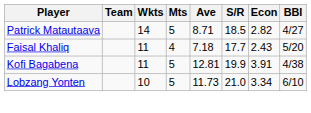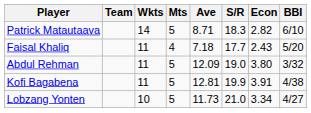(235, 30) 18.5 -> (235, 30) 18.3
(293, 30) 4/27 -> (293, 30) 6/10
+ row: (43, 64)
(293, 82) 6/10 -> (293, 99) 4/27
